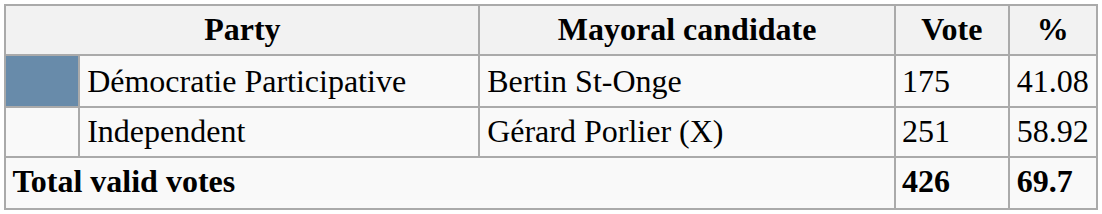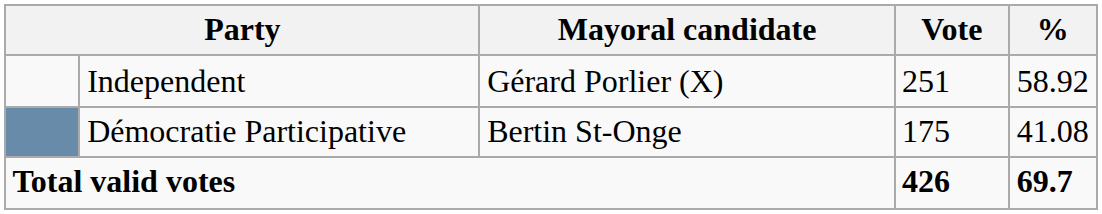rows swapped: (166, 131) <-> (247, 80)
